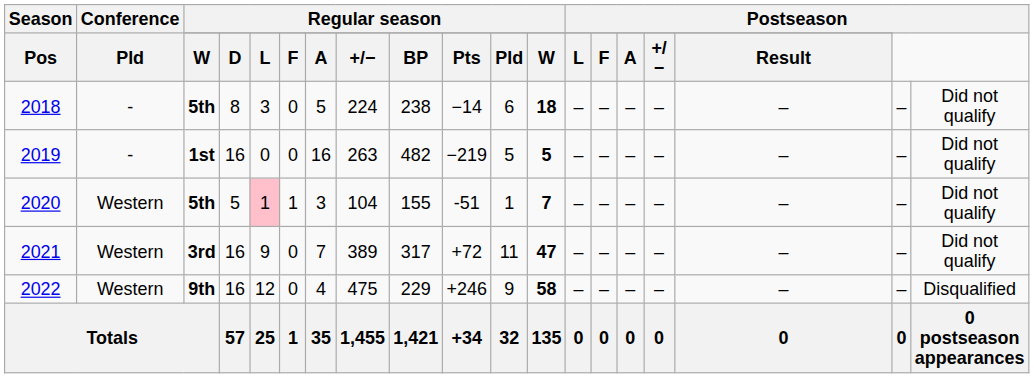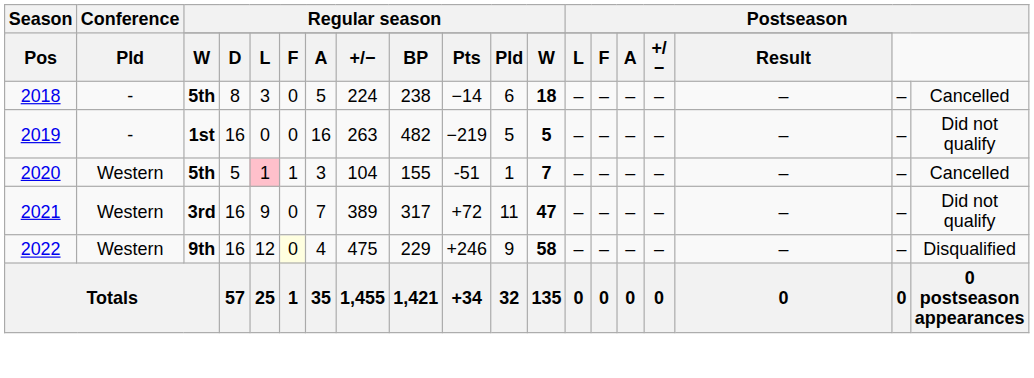(970, 106) Did not qualify -> (970, 96) Cancelled
(970, 203) Did not qualify -> (970, 173) Cancelled
(293, 290) no background -> (293, 250) lightyellow background
